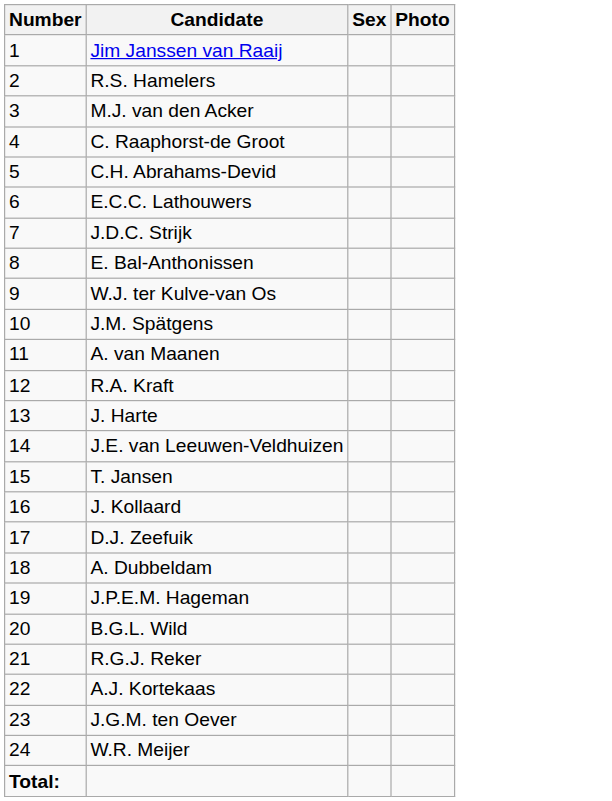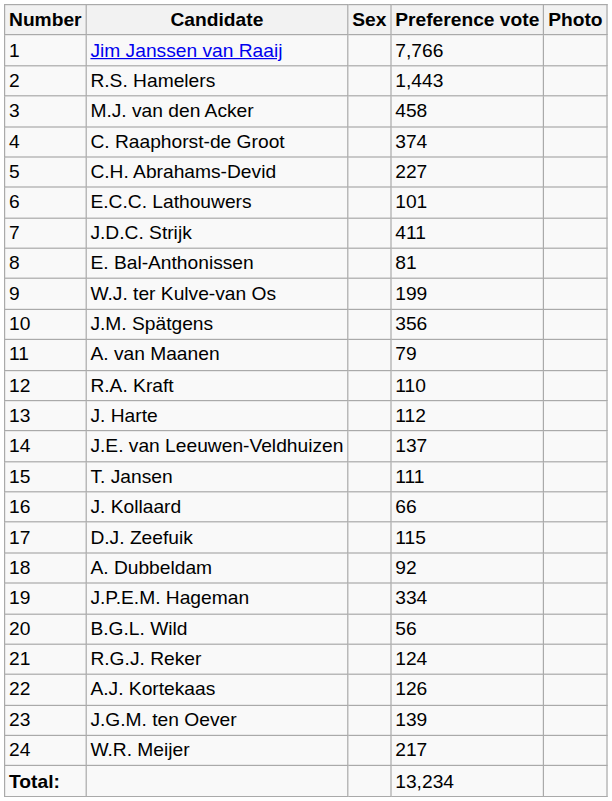+ column: (467, 19)
